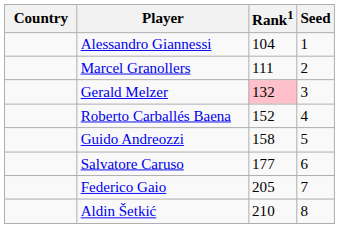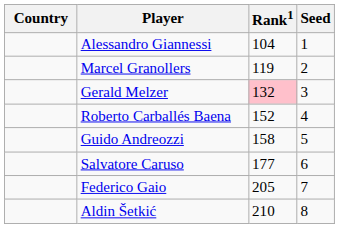(263, 68) 111 -> (263, 68) 119
